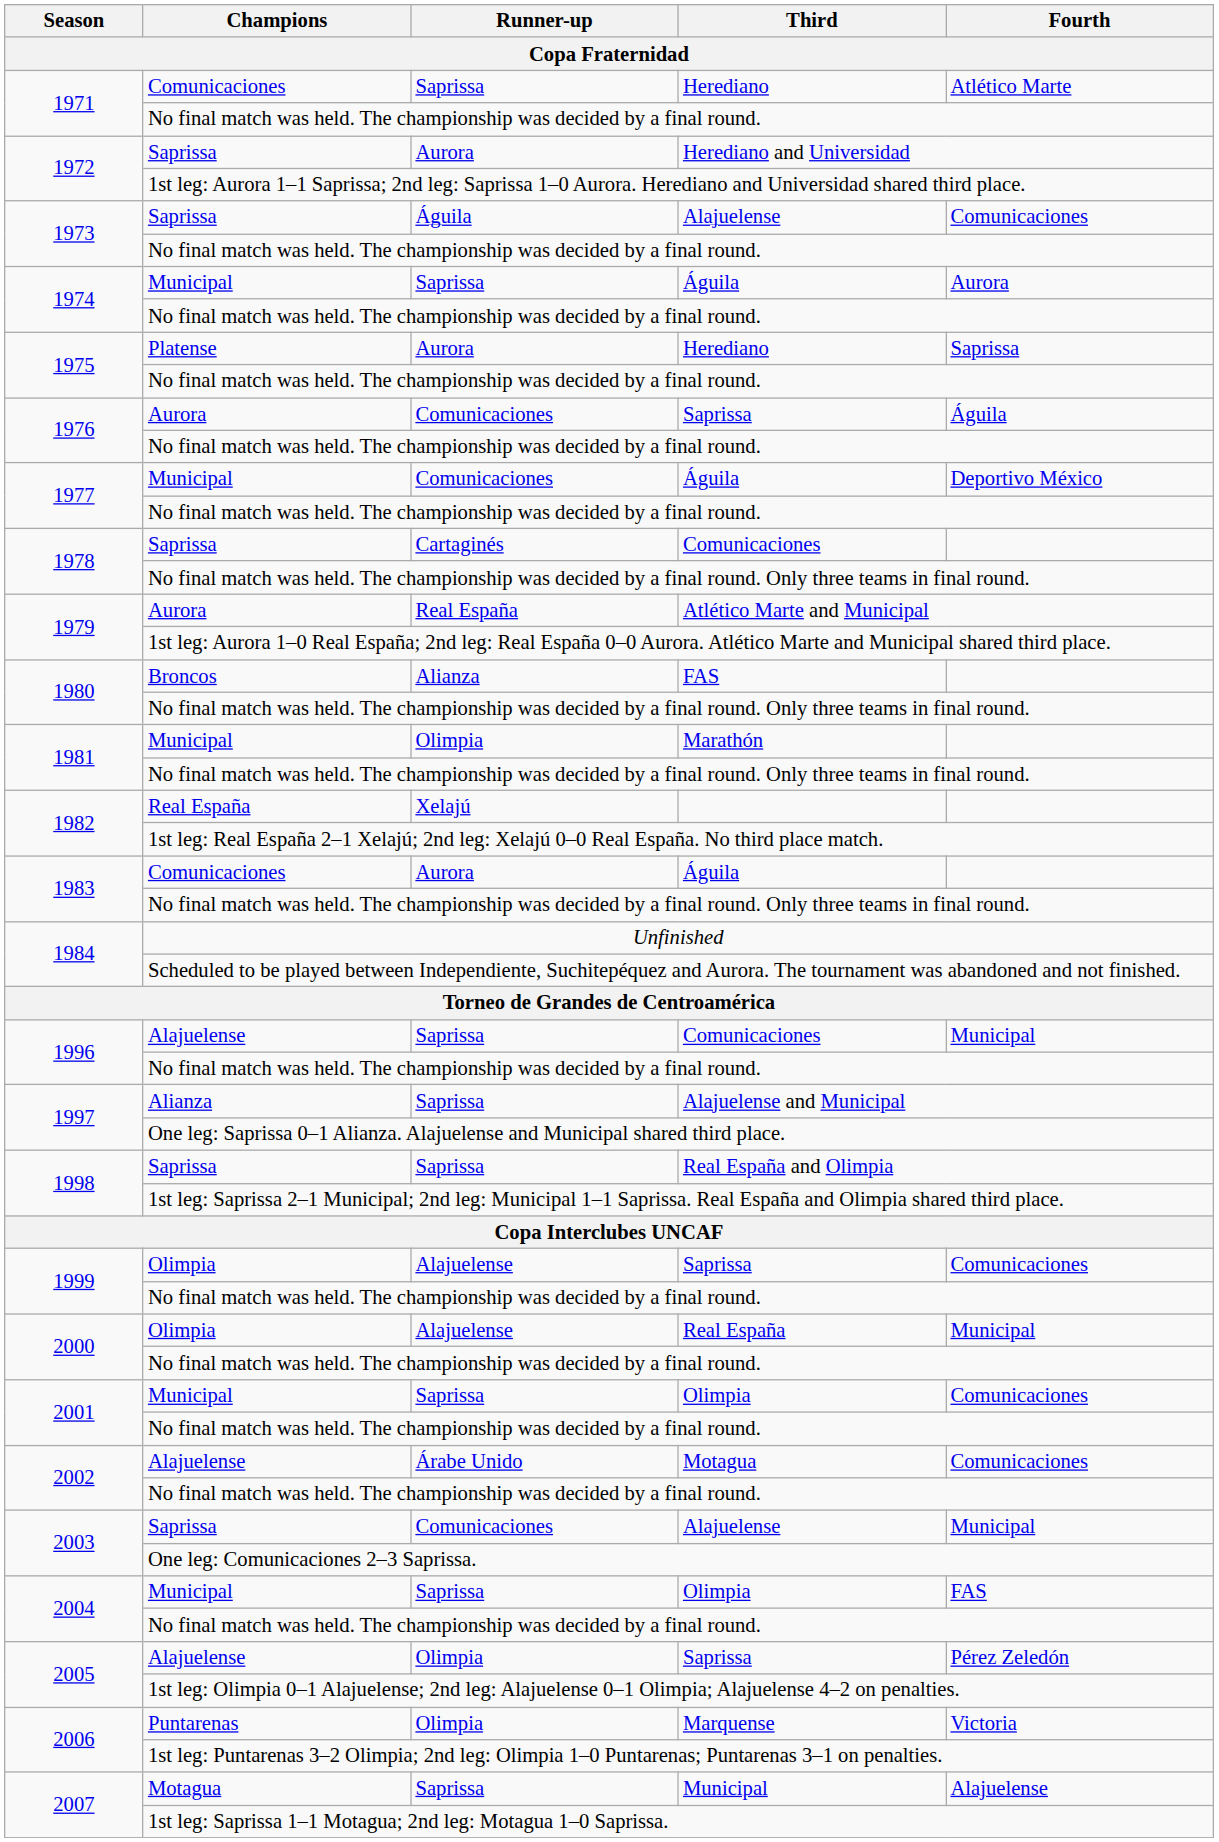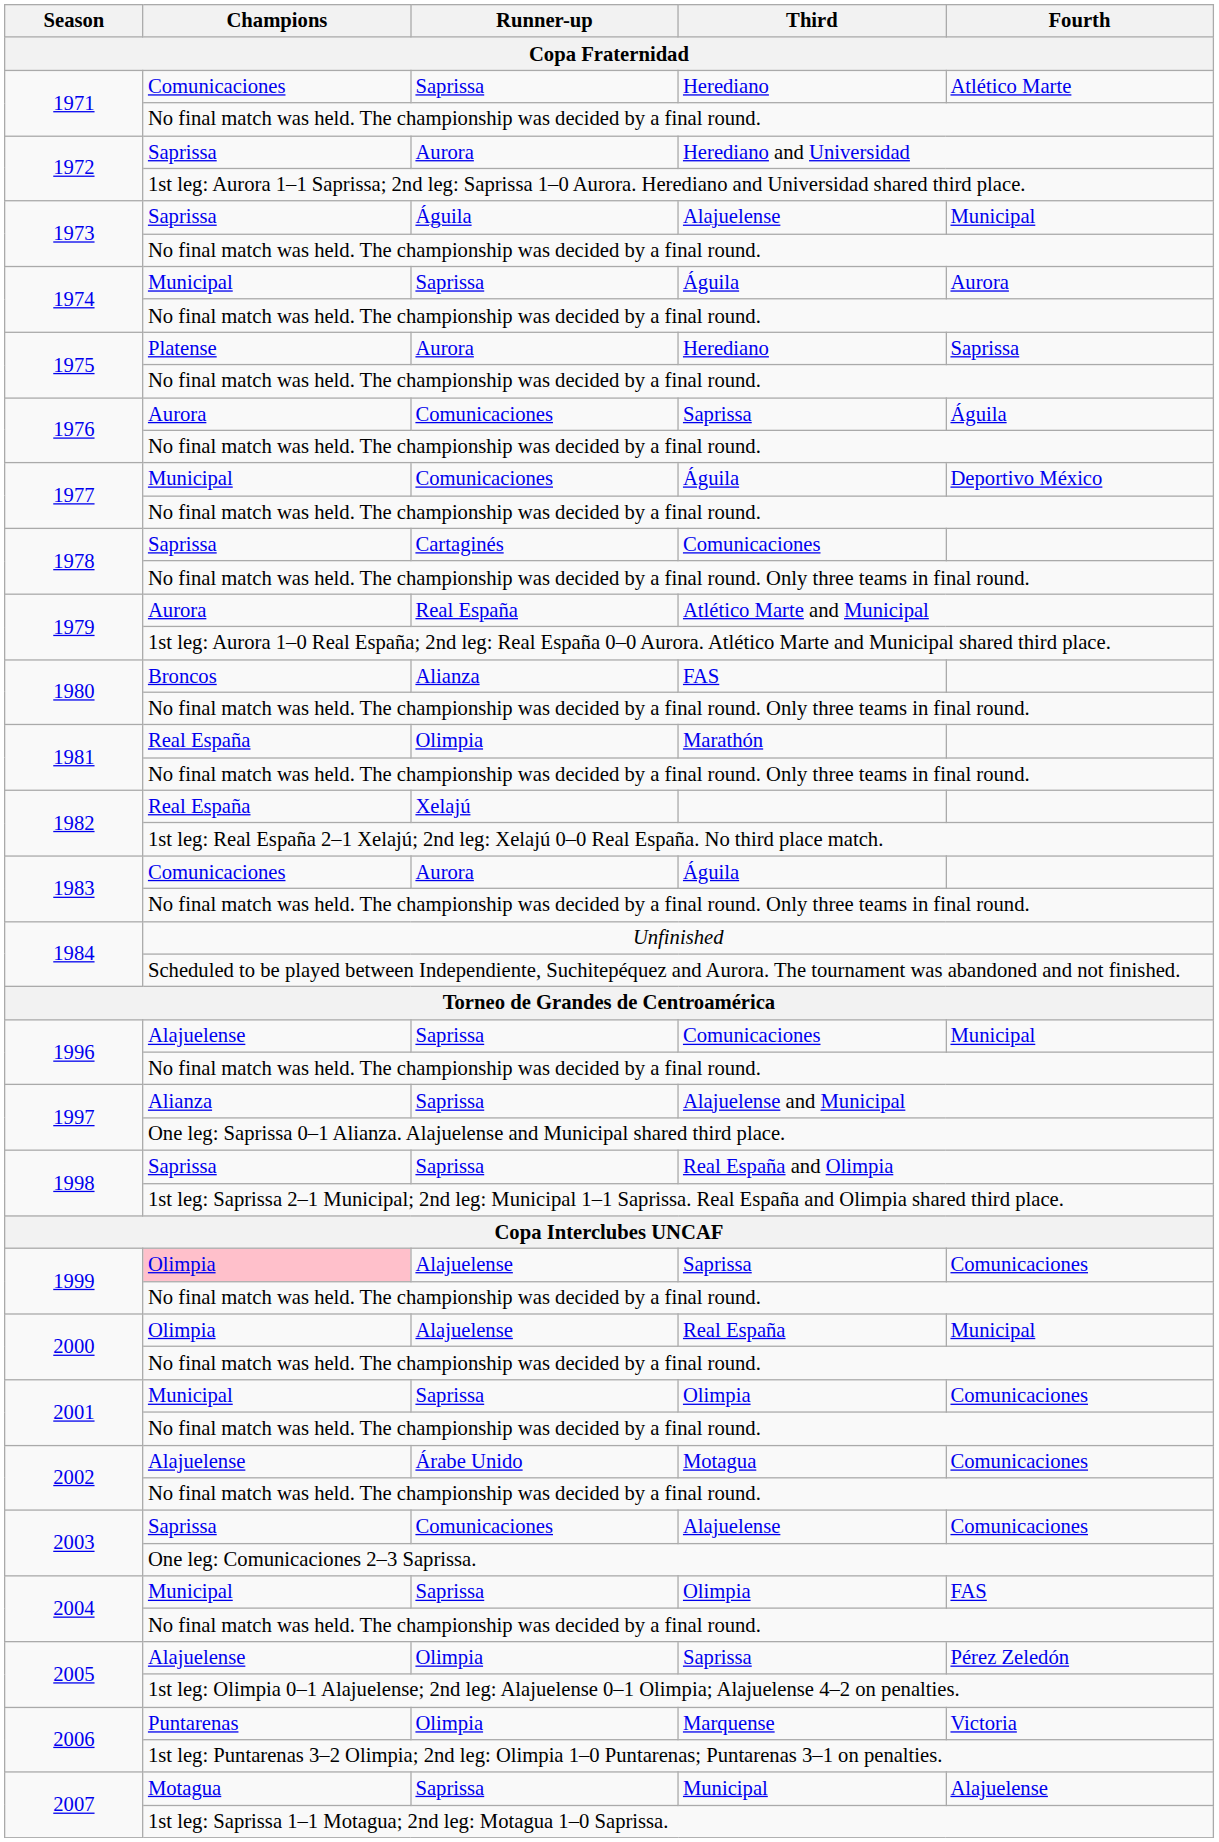(1019, 217) Comunicaciones -> (993, 217) Municipal
(190, 741) Municipal -> (199, 741) Real España
(182, 1264) no background -> (182, 1264) pink background
(993, 1526) Municipal -> (1019, 1526) Comunicaciones
